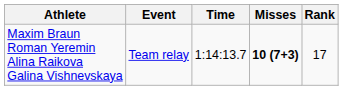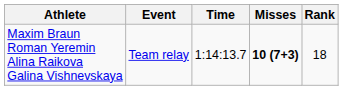(320, 55) 17 -> (320, 55) 18
